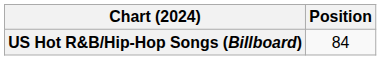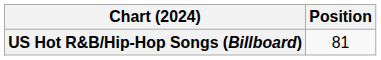(341, 42) 84 -> (341, 42) 81
